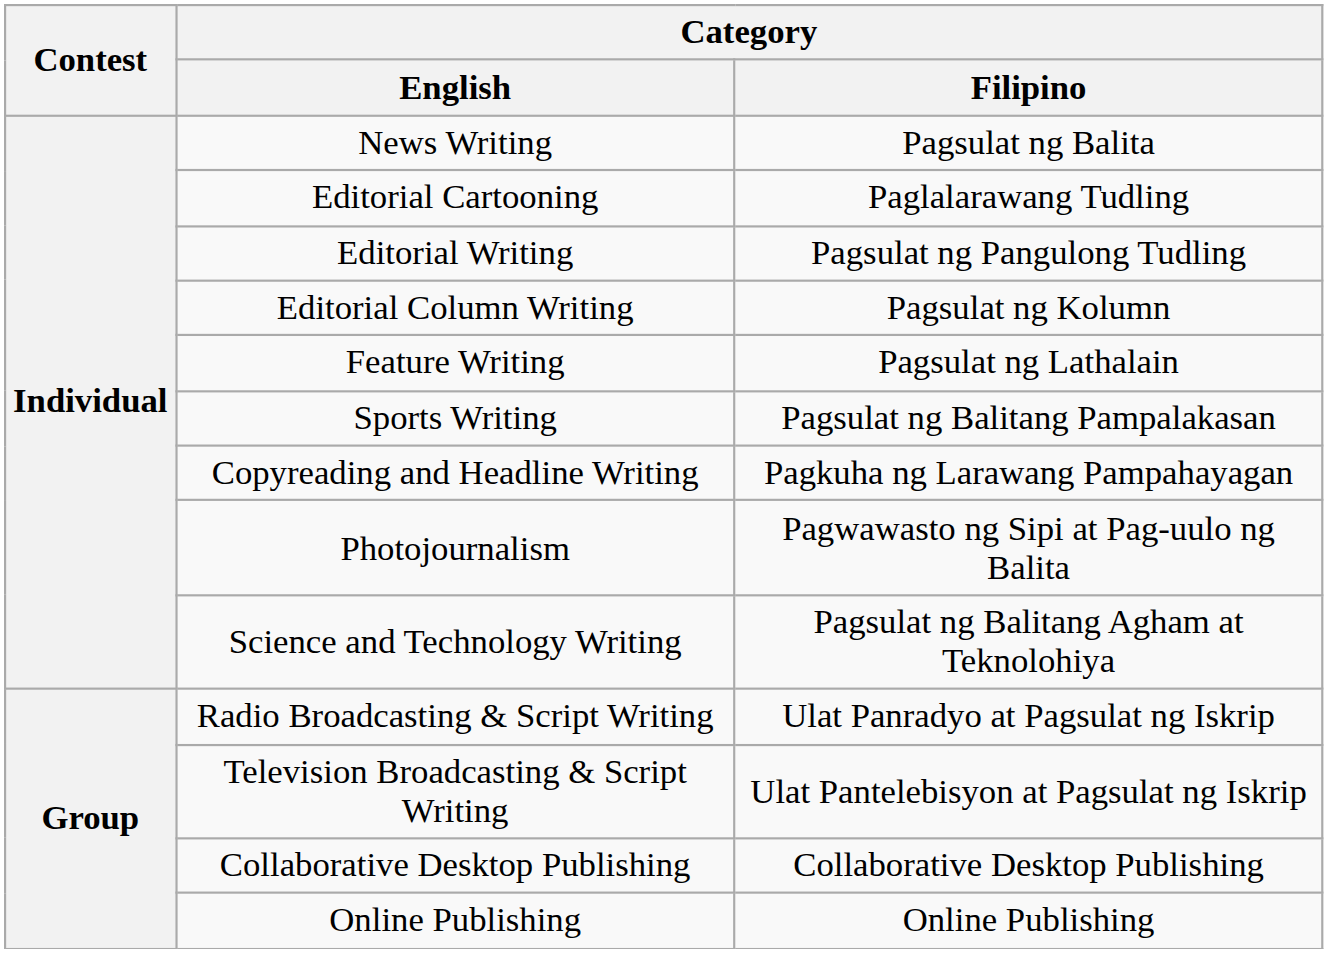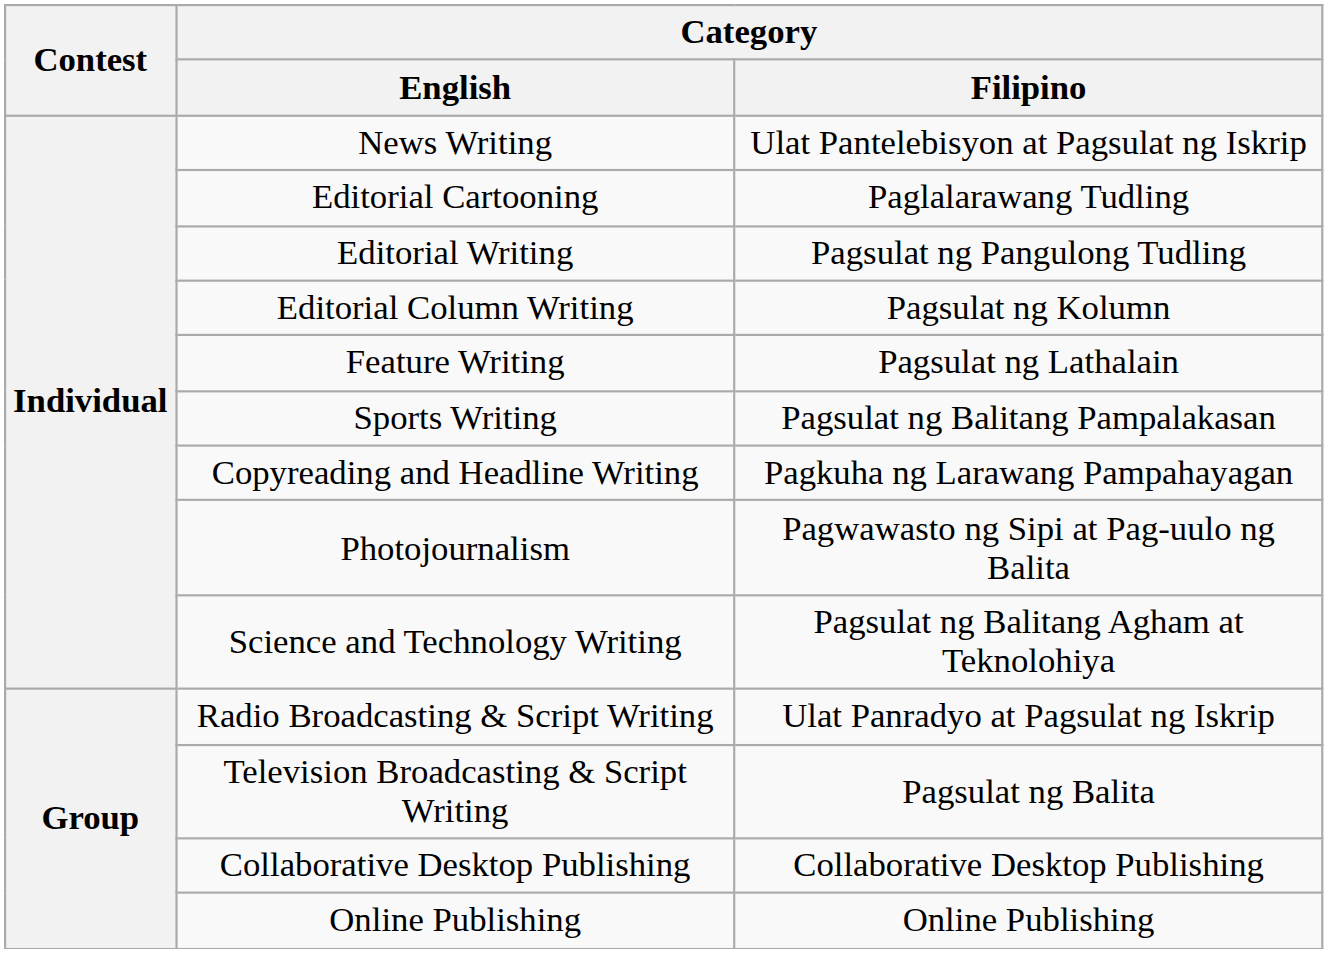(1029, 142) Pagsulat ng Balita -> (1029, 142) Ulat Pantelebisyon at Pagsulat ng Iskrip
(1029, 790) Ulat Pantelebisyon at Pagsulat ng Iskrip -> (1029, 790) Pagsulat ng Balita
